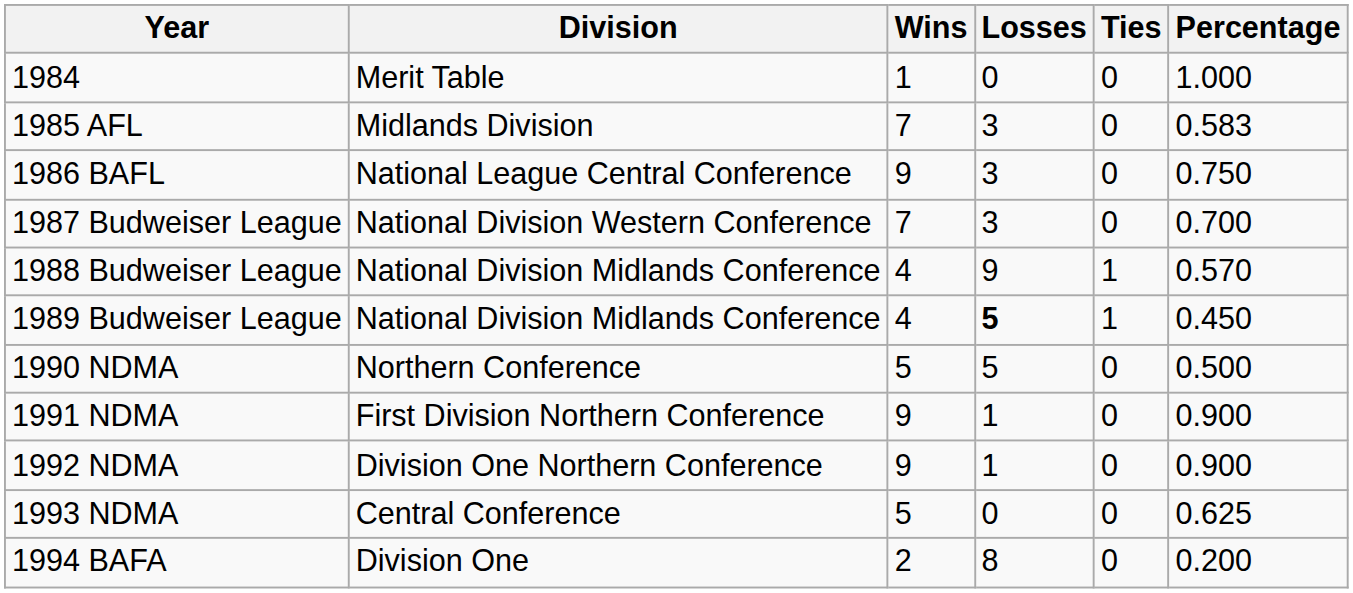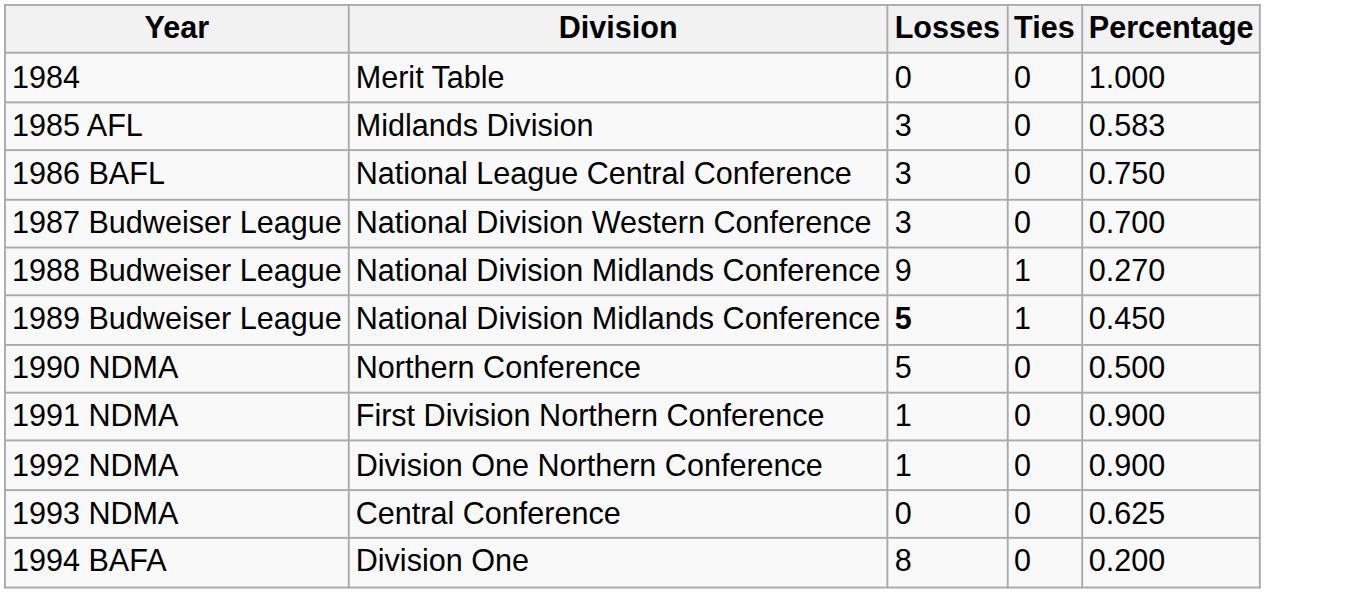- column: (931, 28)
(1214, 271) 0.570 -> (1127, 271) 0.270
